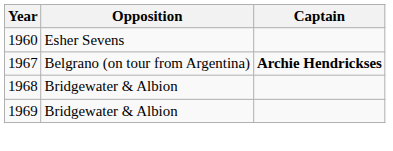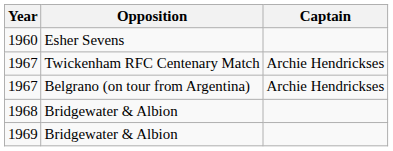+ row: (23, 63)
(319, 63) bold -> (325, 87) normal
